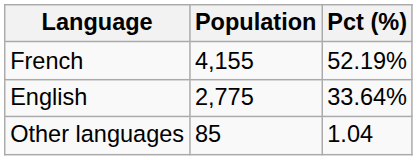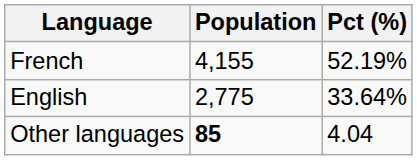(208, 135) normal -> (208, 135) bold
(350, 135) 1.04 -> (350, 135) 4.04
